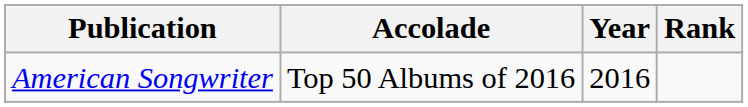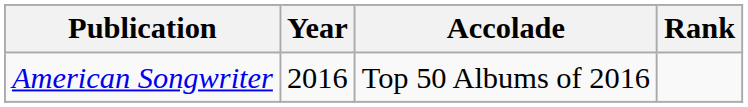columns swapped: (431, 28) <-> (620, 28)
